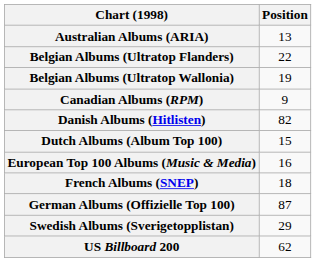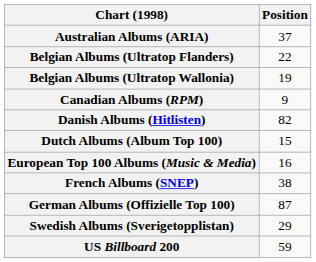(285, 36) 13 -> (285, 36) 37
(285, 183) 18 -> (285, 183) 38
(285, 246) 62 -> (285, 246) 59
